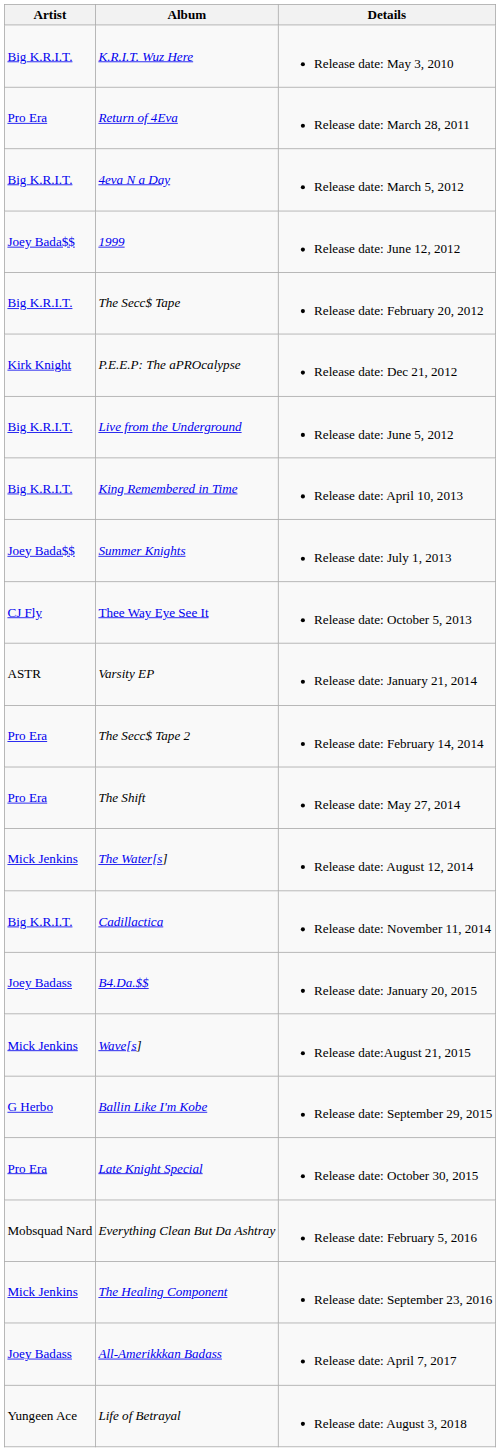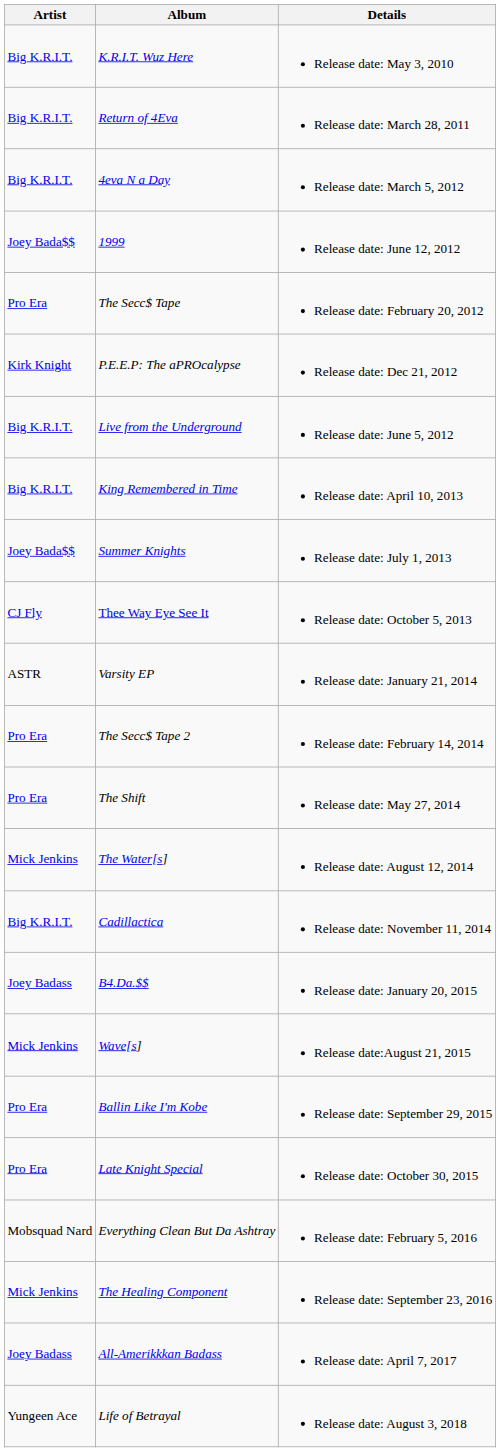(27, 118) Pro Era -> (40, 118) Big K.R.I.T.
(40, 303) Big K.R.I.T. -> (27, 303) Pro Era
(30, 1106) G Herbo -> (27, 1106) Pro Era
